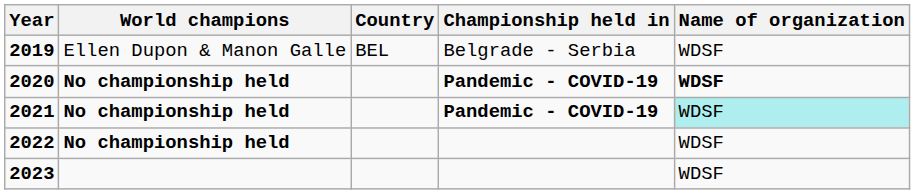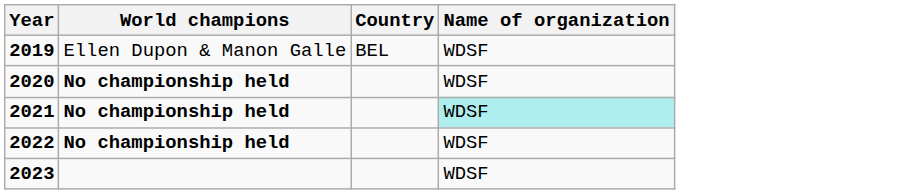- column: (557, 20)
(701, 82) bold -> (466, 82) normal
